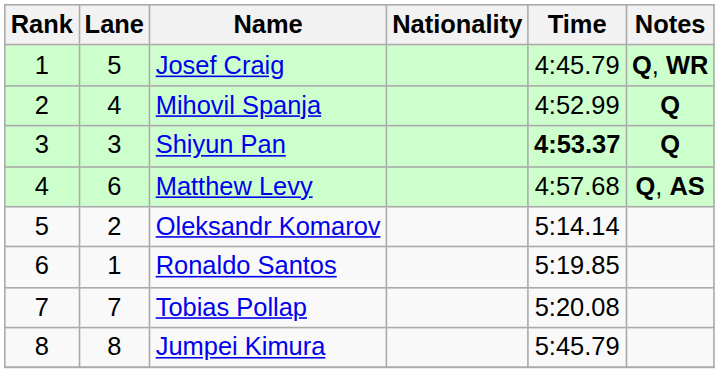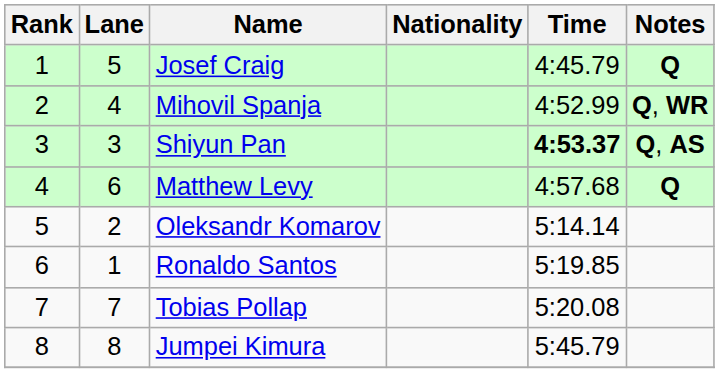(670, 65) Q, WR -> (670, 65) Q
(670, 105) Q -> (670, 105) Q, WR
(670, 145) Q -> (670, 145) Q, AS
(670, 186) Q, AS -> (670, 186) Q
